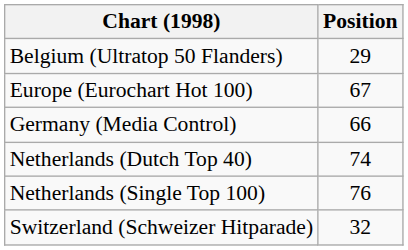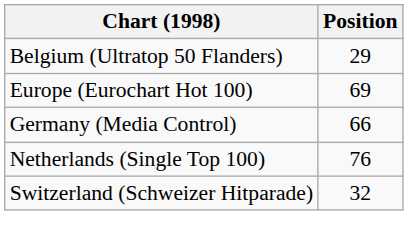(360, 90) 67 -> (360, 90) 69
- row: (131, 158)
